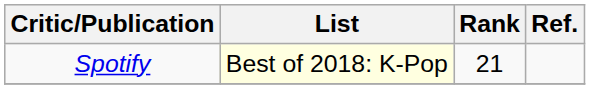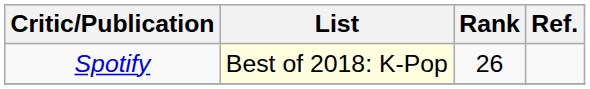(490, 63) 21 -> (490, 63) 26
